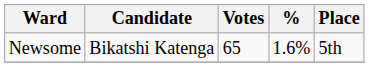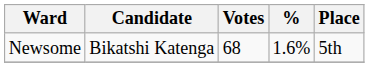(232, 47) 65 -> (232, 47) 68
